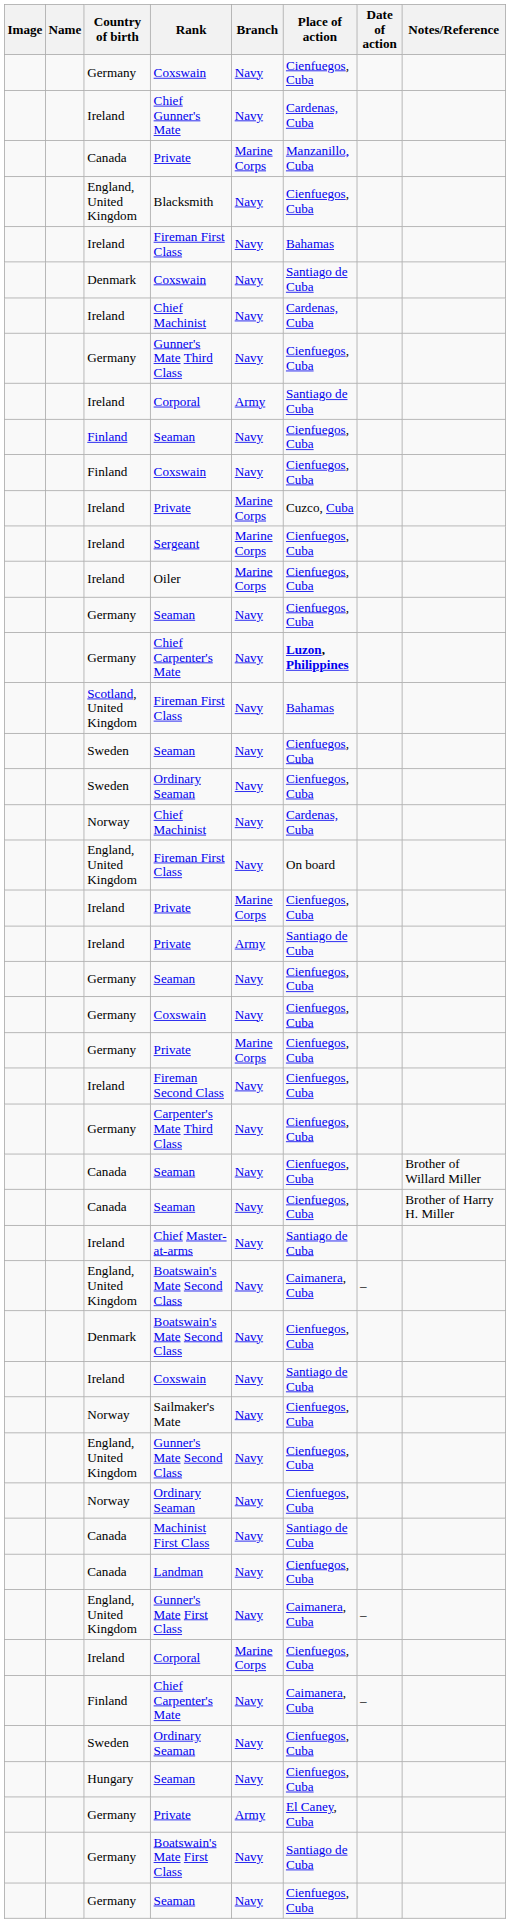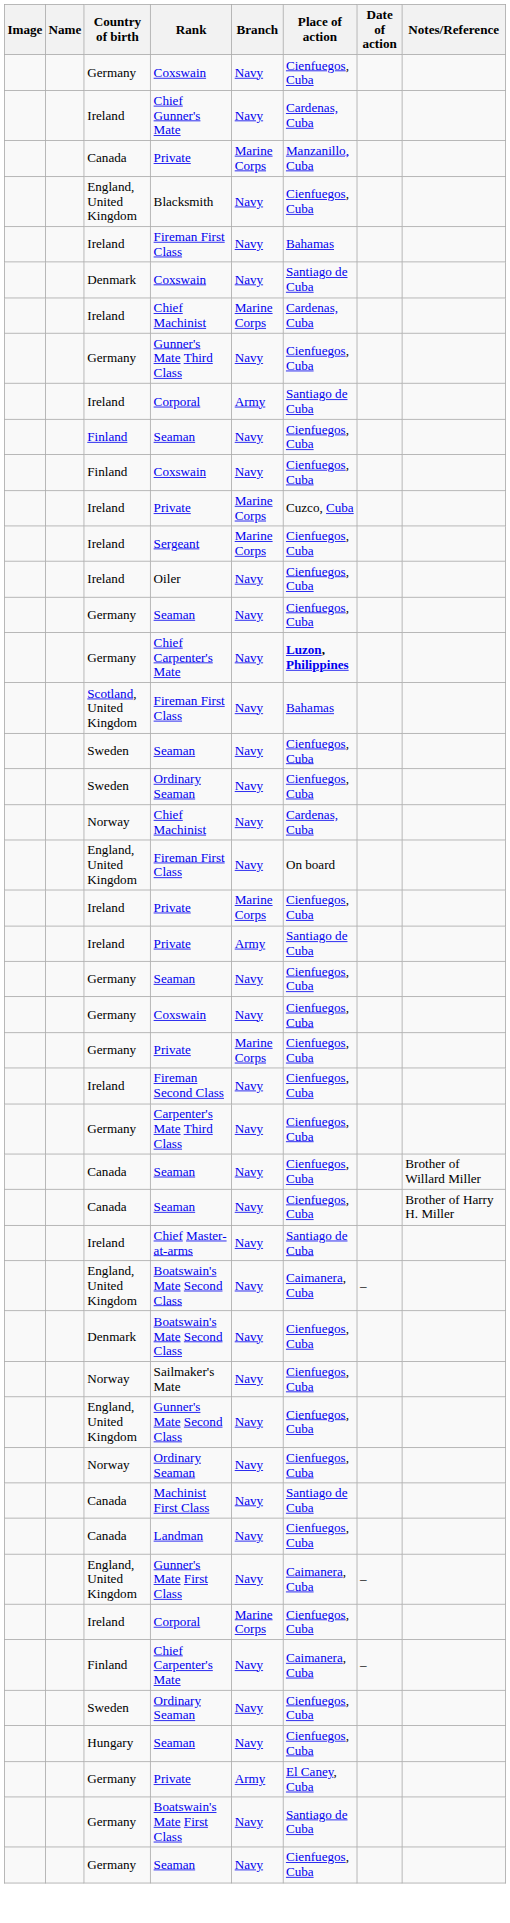(249, 315) Navy -> (254, 315) Marine Corps
(254, 579) Marine Corps -> (249, 579) Navy
- row: (106, 1379)
